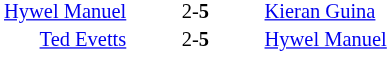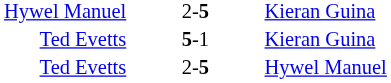+ row: (83, 39)
